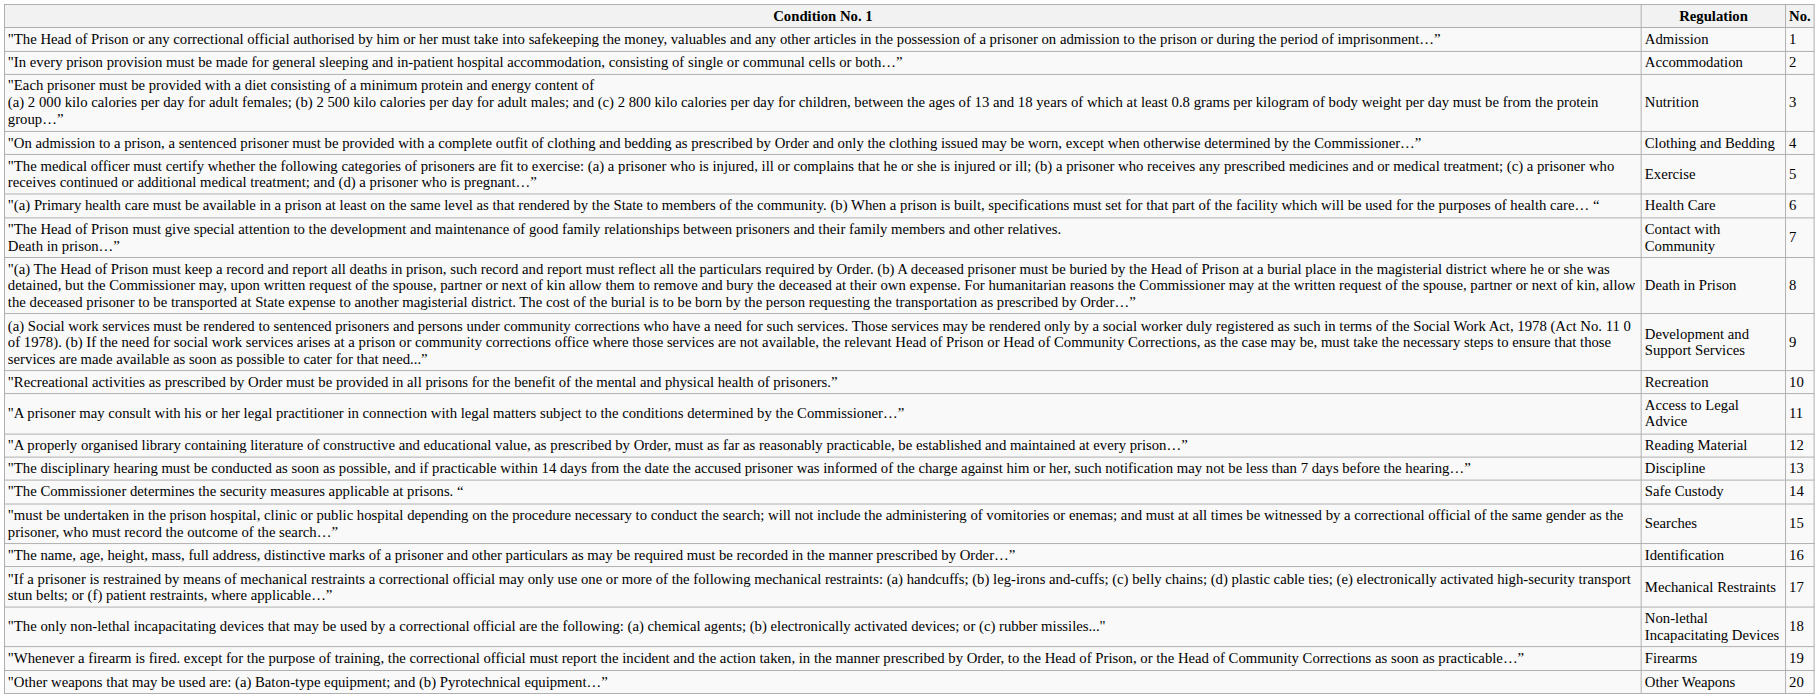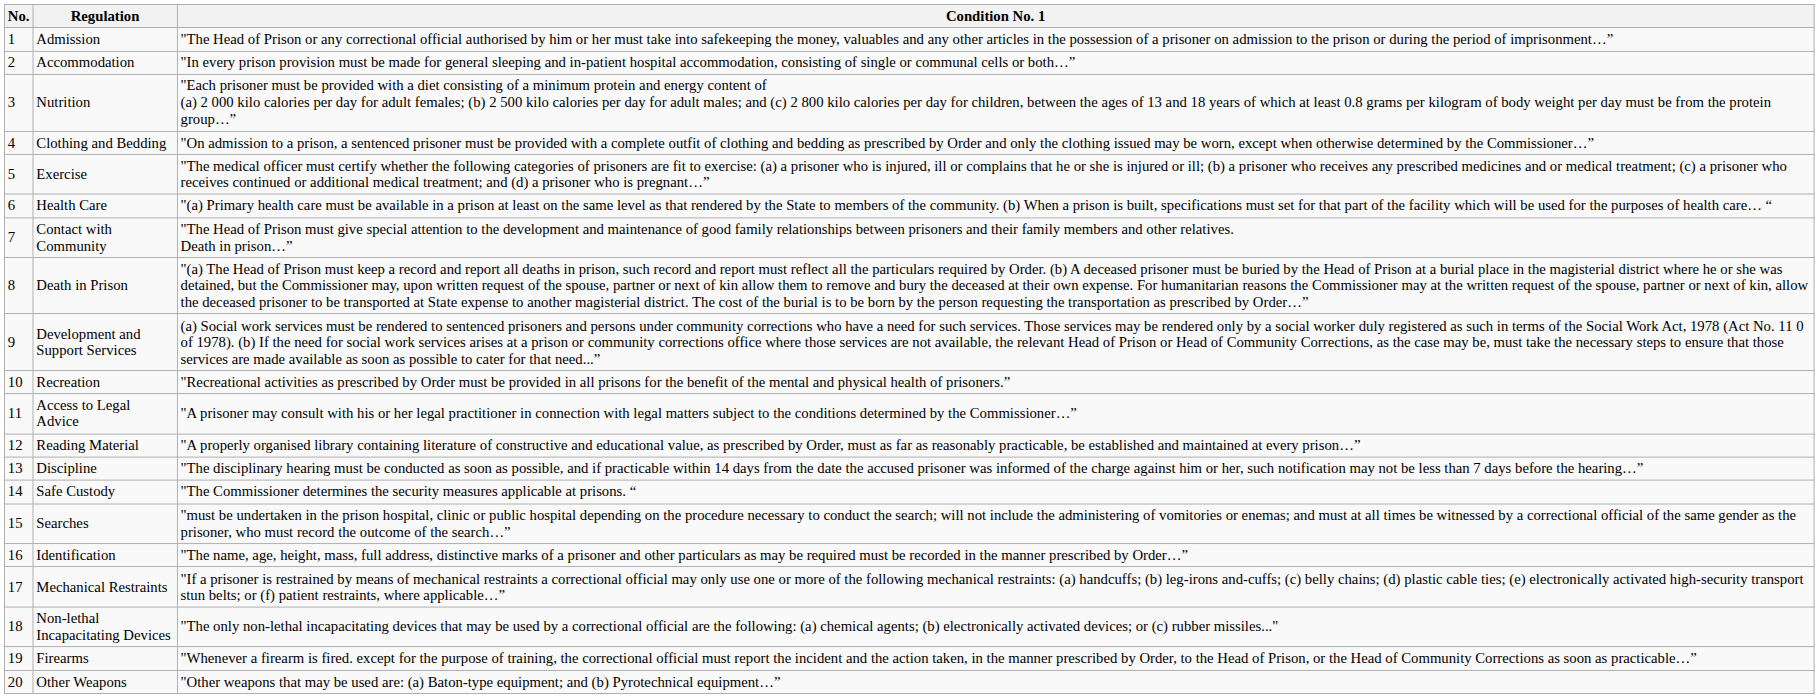columns swapped: (1800, 16) <-> (823, 16)
